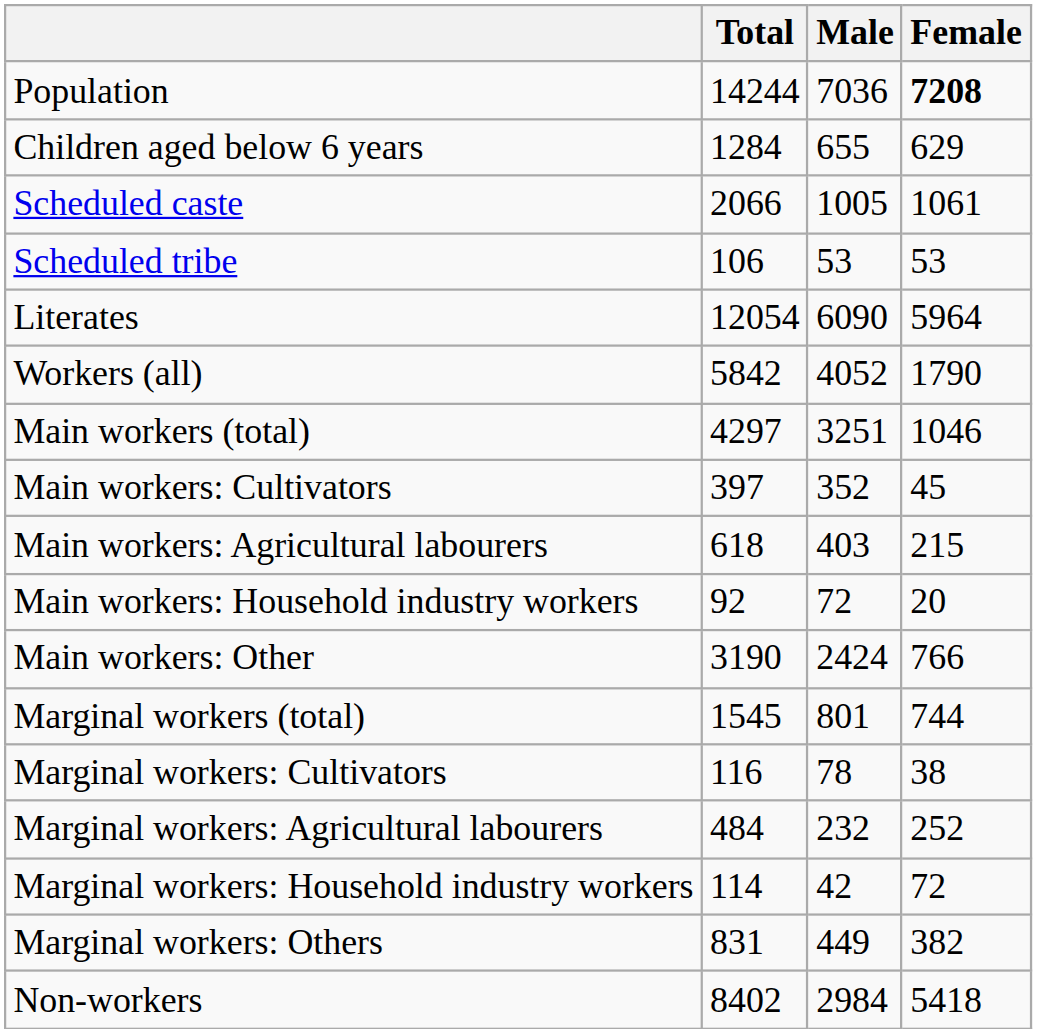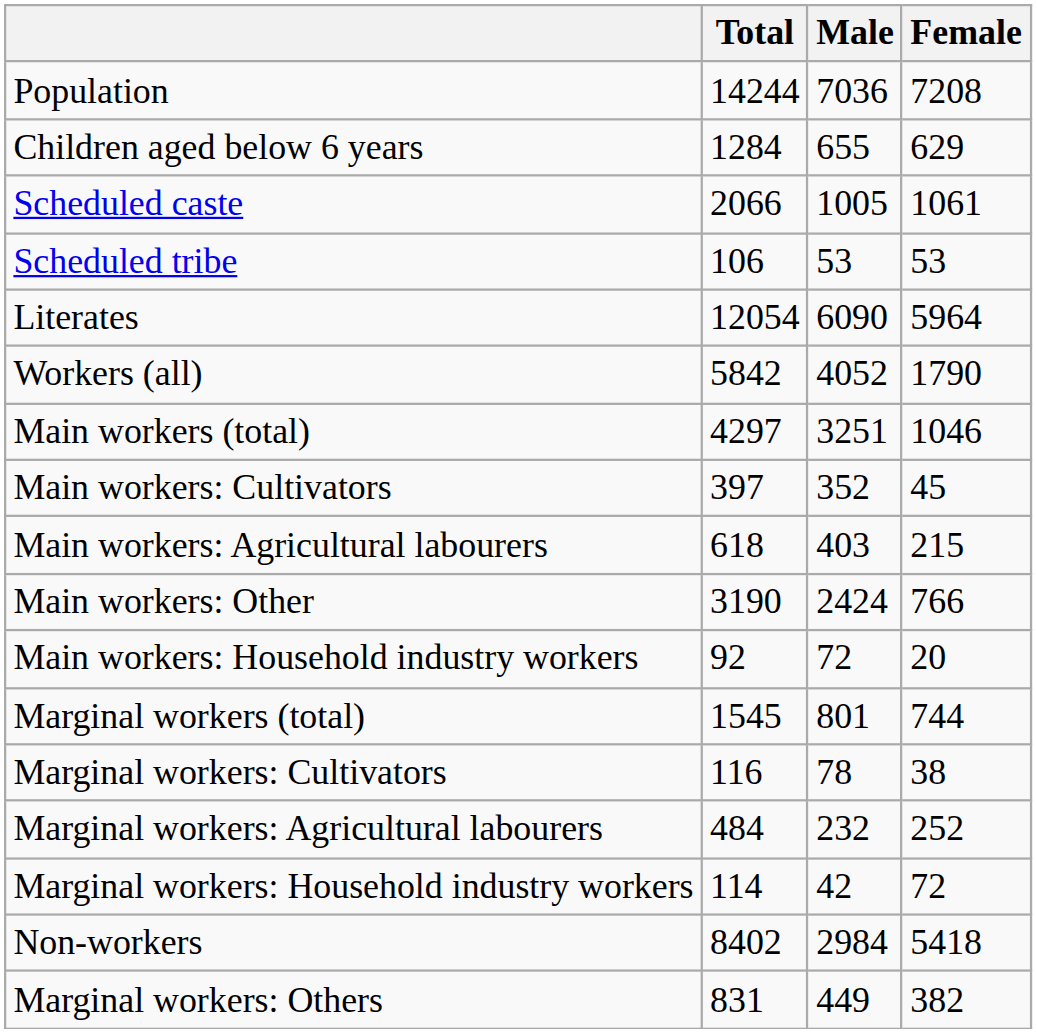(946, 89) bold -> (946, 89) normal
rows swapped: (326, 601) <-> (164, 658)
rows swapped: (198, 942) <-> (108, 999)
